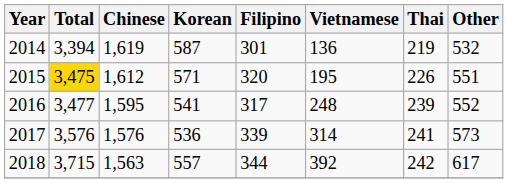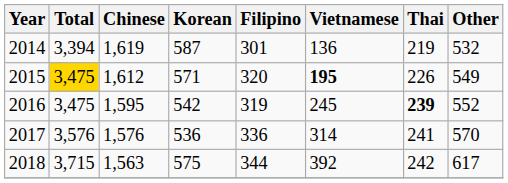(323, 76) normal -> (323, 76) bold
(466, 76) 551 -> (466, 76) 549
(74, 105) 3,477 -> (74, 105) 3,475
(187, 105) 541 -> (187, 105) 542
(254, 105) 317 -> (254, 105) 319
(323, 105) 248 -> (323, 105) 245
(421, 105) normal -> (421, 105) bold
(254, 134) 339 -> (254, 134) 336
(466, 134) 573 -> (466, 134) 570
(187, 163) 557 -> (187, 163) 575
